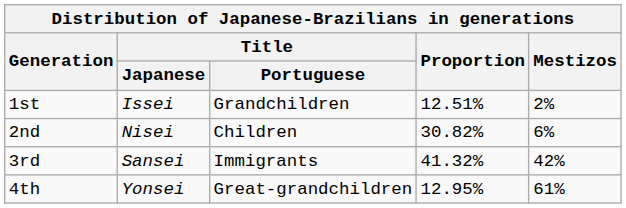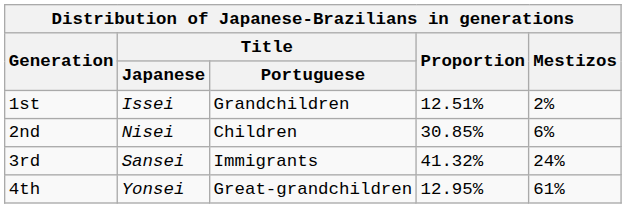(452, 132) 30.82% -> (452, 132) 30.85%
(549, 161) 42% -> (549, 161) 24%
